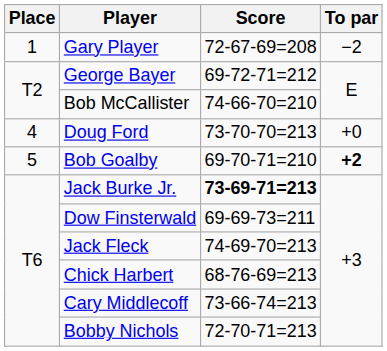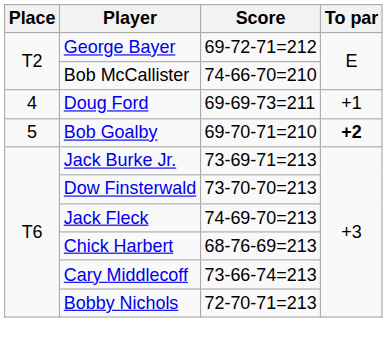- row: (111, 47)
(261, 132) 73-70-70=213 -> (260, 103) 69-69-73=211
(352, 132) +0 -> (352, 103) +1
(261, 189) bold -> (261, 160) normal
(260, 217) 69-69-73=211 -> (261, 189) 73-70-70=213
